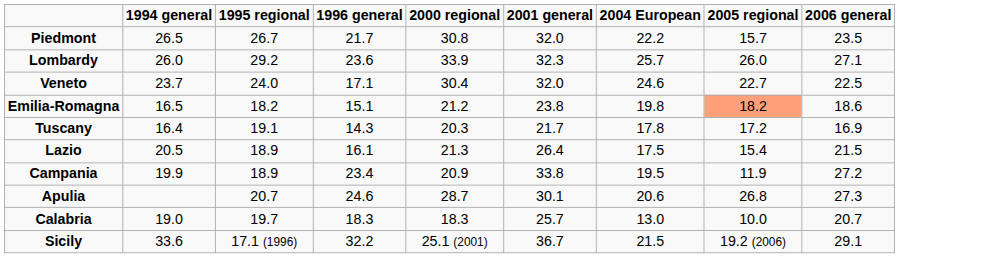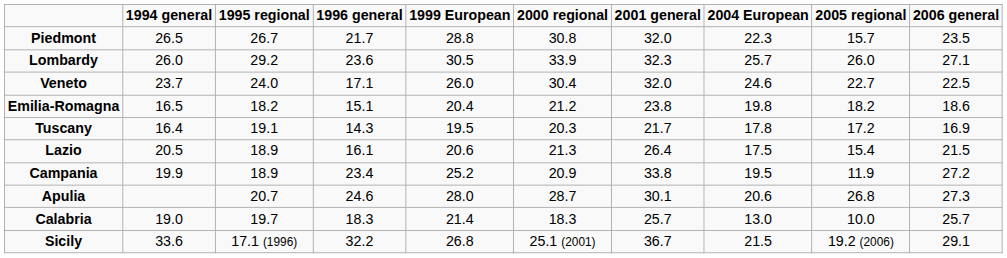+ column: (460, 15)
(650, 38) 22.2 -> (758, 38) 22.3
(753, 106) lightsalmon background -> (861, 106) no background
(848, 219) 20.7 -> (956, 219) 25.7
